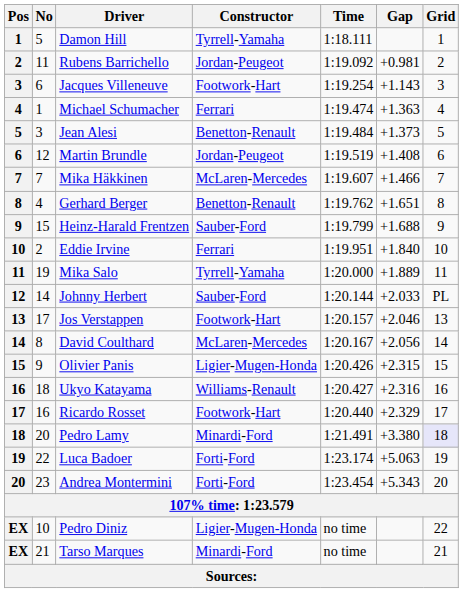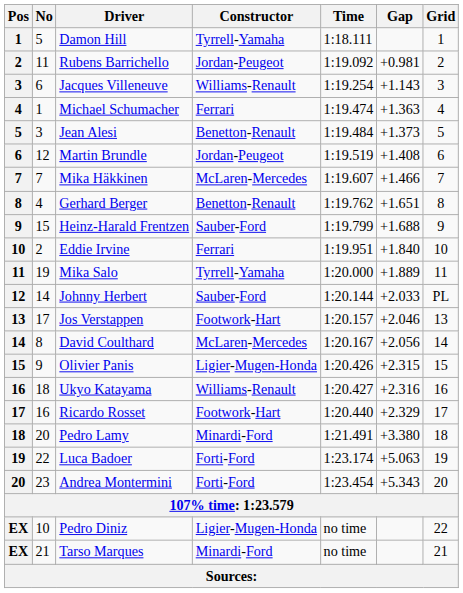(238, 86) Footwork-Hart -> (246, 86) Williams-Renault
(441, 435) lavender background -> (441, 435) no background
